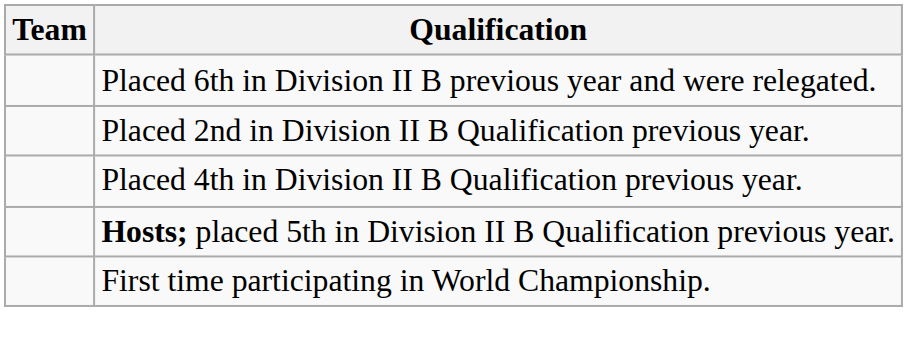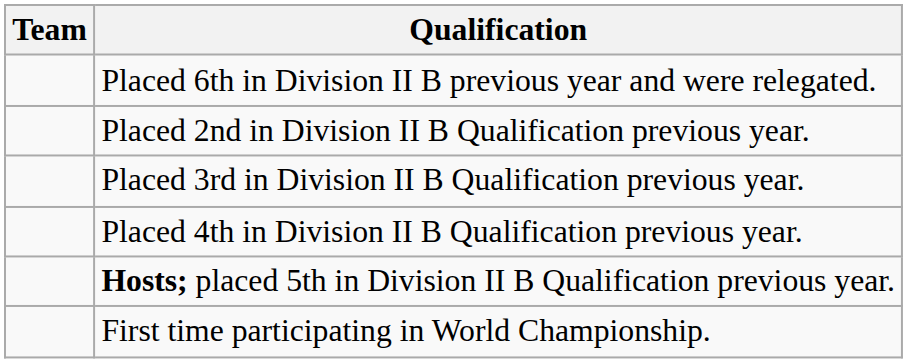+ row: (453, 180)
